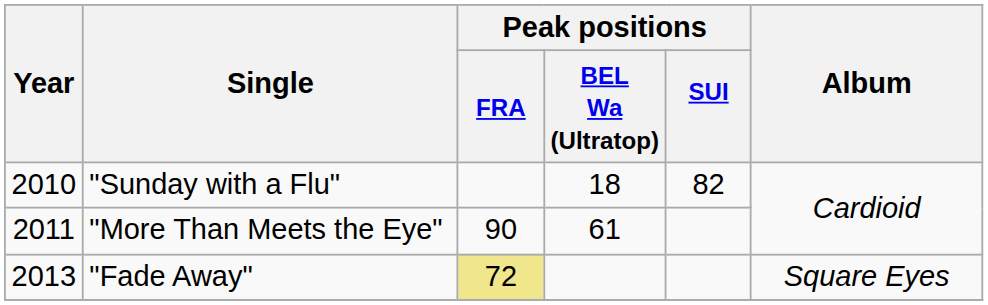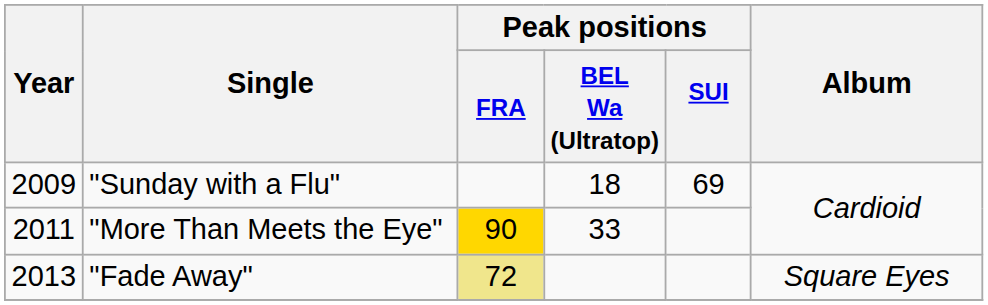(44, 184) 2010 -> (44, 184) 2009
(709, 184) 82 -> (709, 184) 69
(501, 230) no background -> (501, 230) gold background
(605, 230) 61 -> (605, 230) 33
